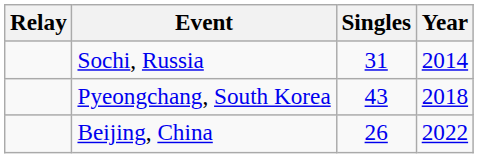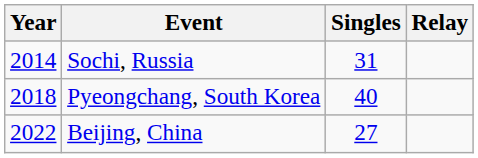columns swapped: (445, 22) <-> (38, 22)
(376, 96) 43 -> (366, 96) 40
(376, 133) 26 -> (366, 133) 27
